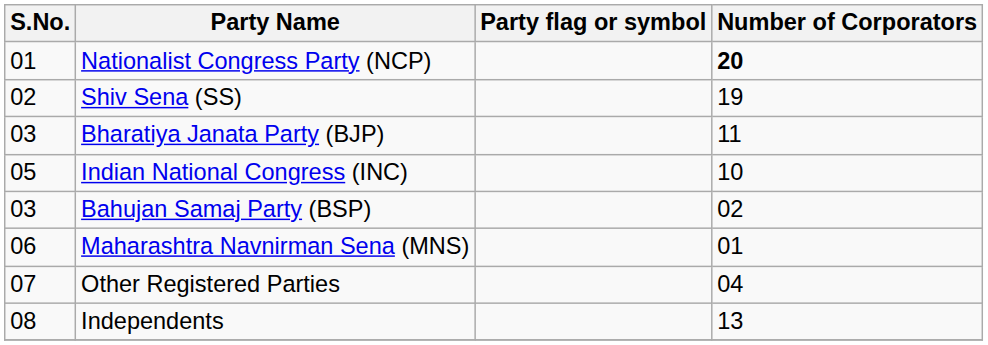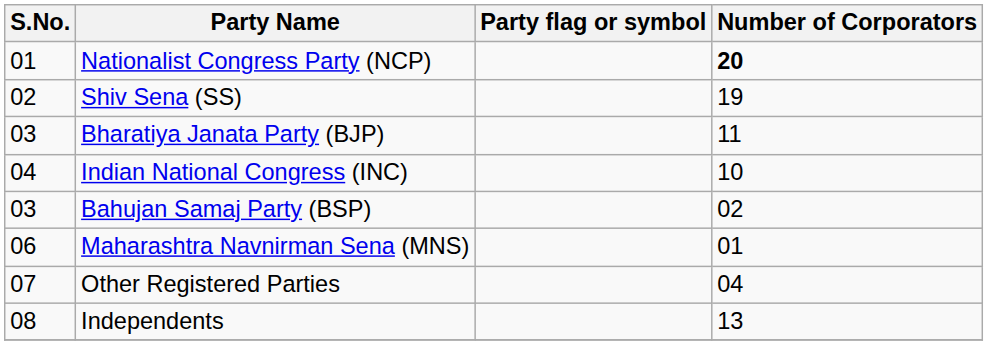(23, 172) 05 -> (23, 172) 04
